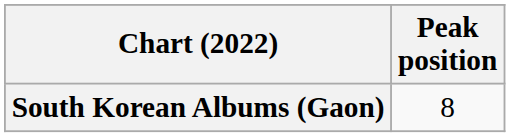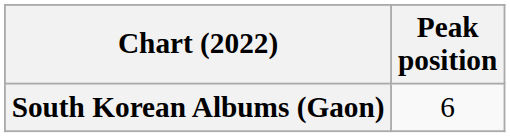(448, 107) 8 -> (448, 107) 6
